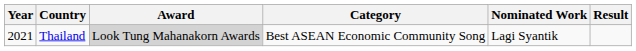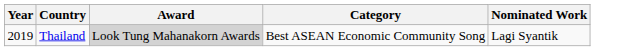- column: (611, 14)
(20, 35) 2021 -> (20, 35) 2019
